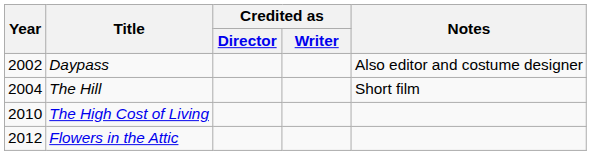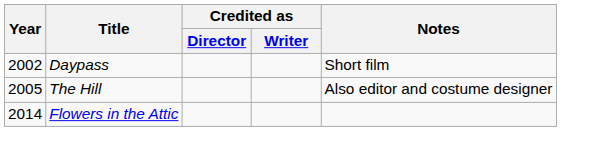(469, 65) Also editor and costume designer -> (357, 65) Short film
(25, 89) 2004 -> (25, 89) 2005
(387, 89) Short film -> (438, 89) Also editor and costume designer
- row: (129, 114)
(25, 138) 2012 -> (25, 114) 2014
